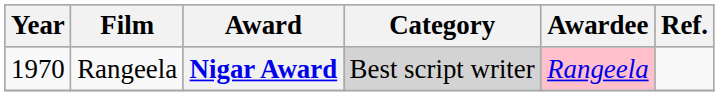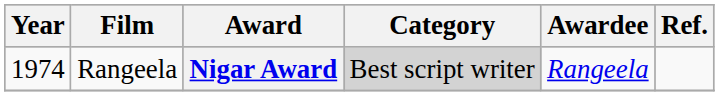(38, 68) 1970 -> (38, 68) 1974
(598, 68) pink background -> (598, 68) no background
